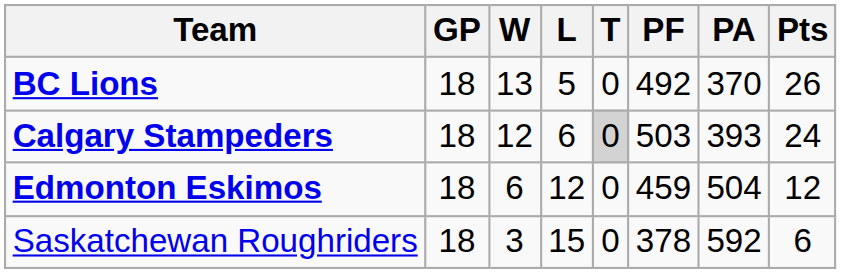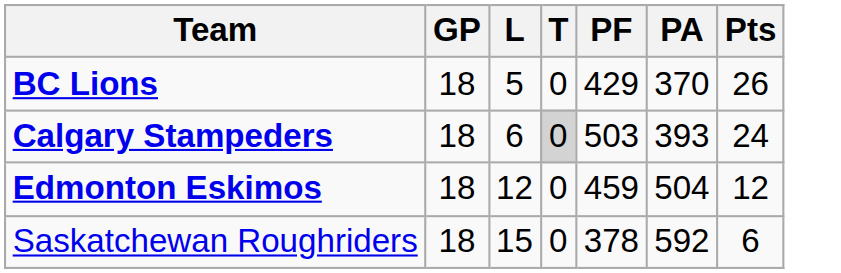- column: (515, 30)
(663, 83) 492 -> (611, 83) 429
